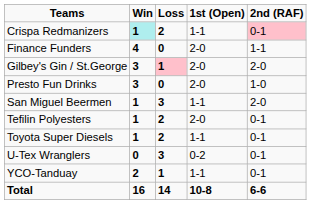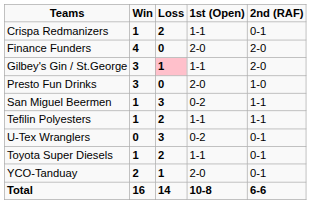(136, 31) paleturquoise background -> (136, 31) no background
(258, 31) pink background -> (258, 31) no background
(258, 48) 1-1 -> (258, 48) 2-0
(197, 66) 2-0 -> (197, 66) 1-1
(197, 102) 1-1 -> (197, 102) 0-2
(258, 102) 2-0 -> (258, 102) 1-1
(197, 119) 2-0 -> (197, 119) 1-1
(258, 119) 0-1 -> (258, 119) 1-1
rows swapped: (60, 137) <-> (49, 155)
(197, 173) 1-1 -> (197, 173) 2-0
